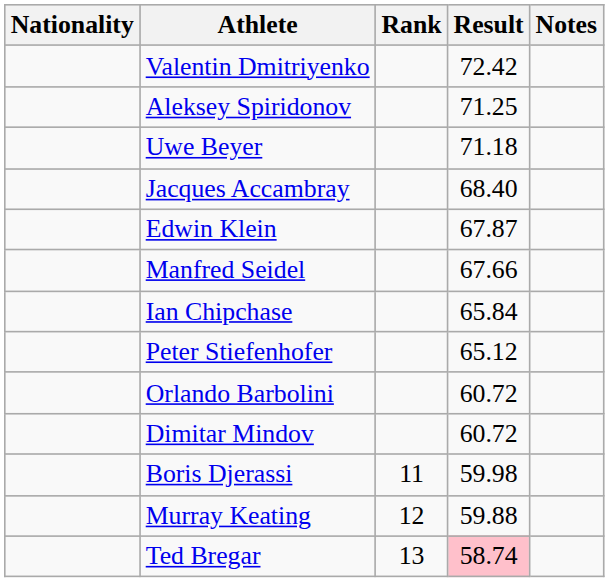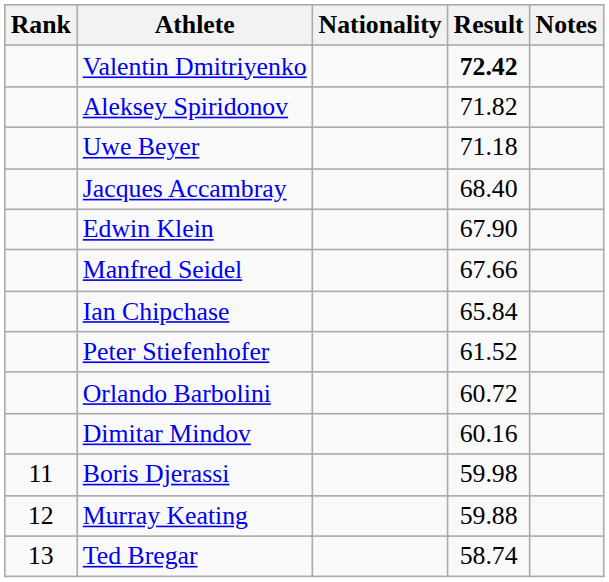columns swapped: (412, 24) <-> (72, 24)
(489, 65) normal -> (489, 65) bold
(489, 106) 71.25 -> (489, 106) 71.82
(489, 229) 67.87 -> (489, 229) 67.90
(489, 351) 65.12 -> (489, 351) 61.52
(489, 433) 60.72 -> (489, 433) 60.16
(489, 556) pink background -> (489, 556) no background
